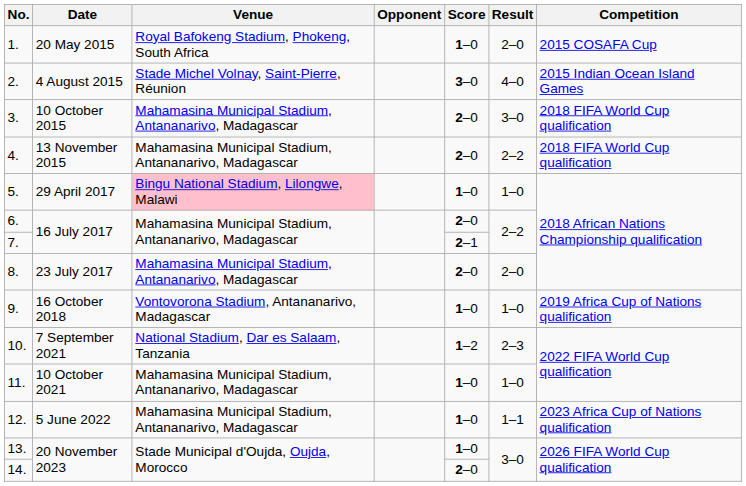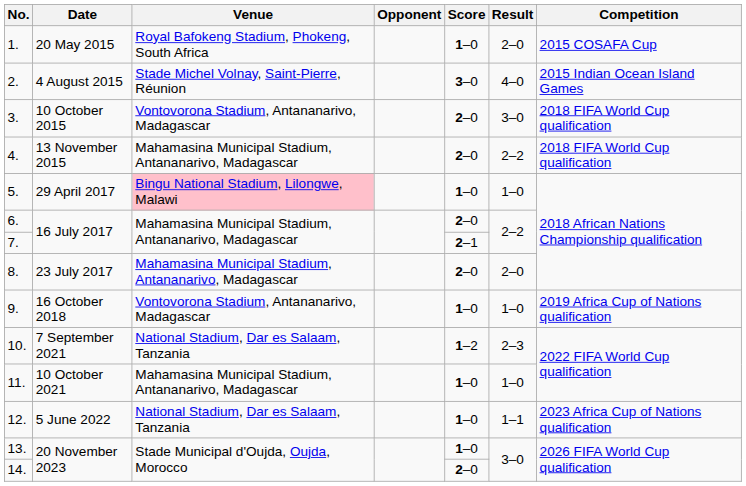(234, 118) Mahamasina Municipal Stadium, Antananarivo, Madagascar -> (246, 118) Vontovorona Stadium, Antananarivo, Madagascar
(234, 419) Mahamasina Municipal Stadium, Antananarivo, Madagascar -> (238, 419) National Stadium, Dar es Salaam, Tanzania
